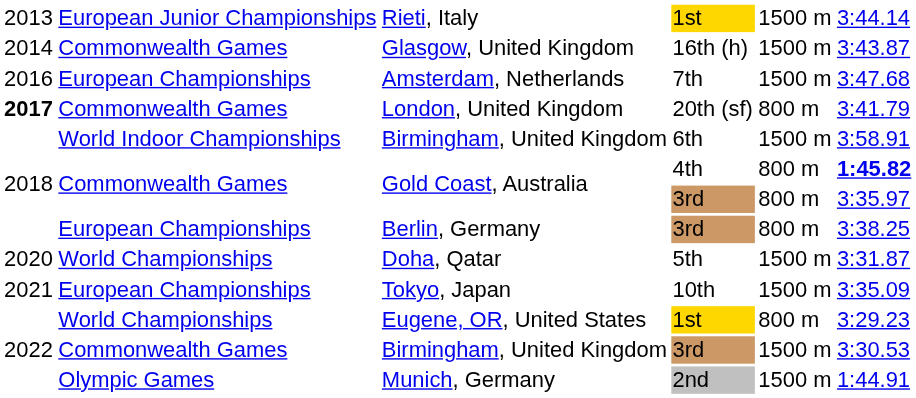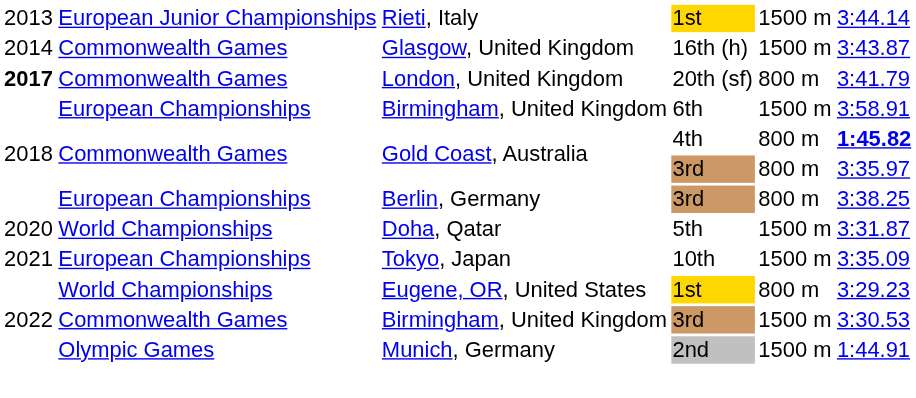- row: (503, 78)
(199, 138) World Indoor Championships -> (184, 108) European Championships
